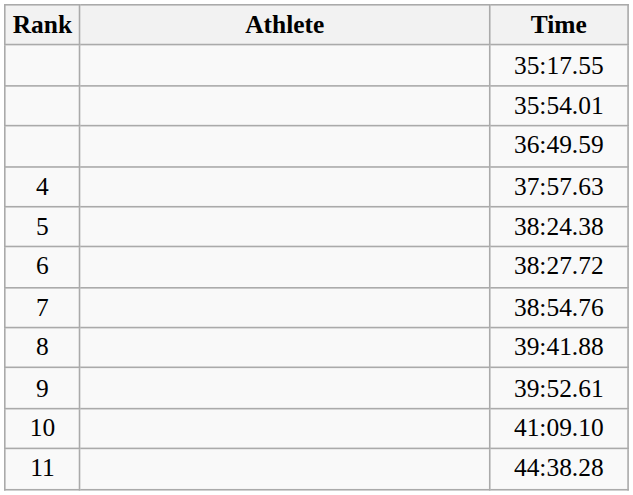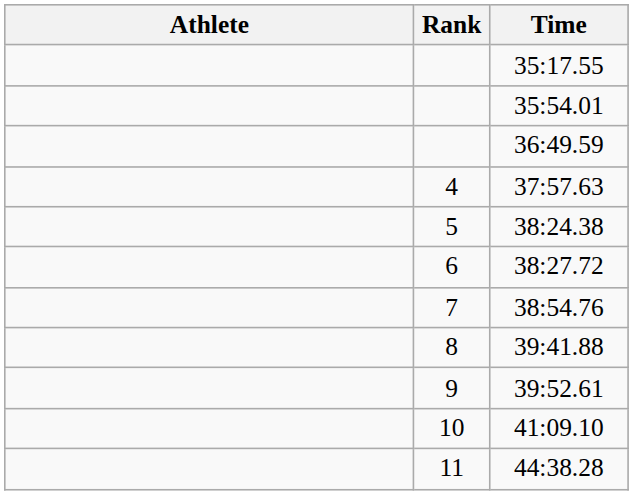columns swapped: (42, 24) <-> (285, 24)
